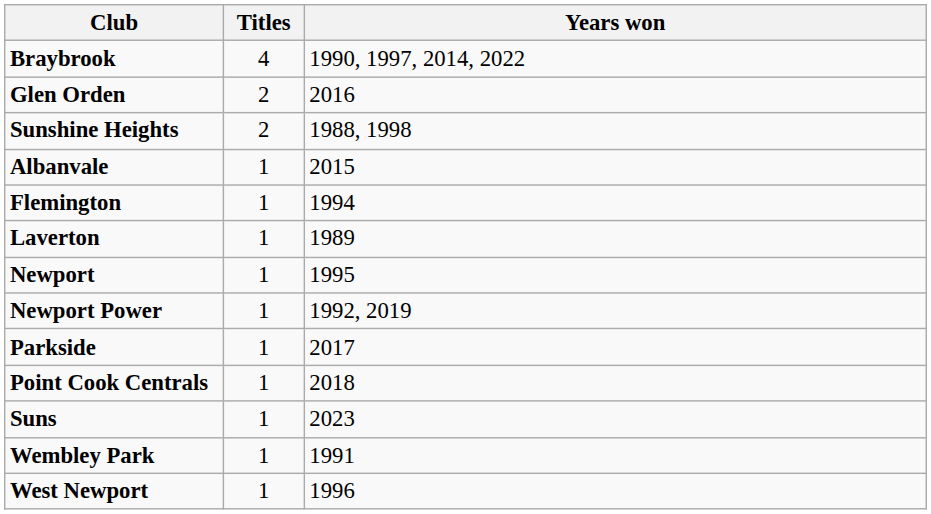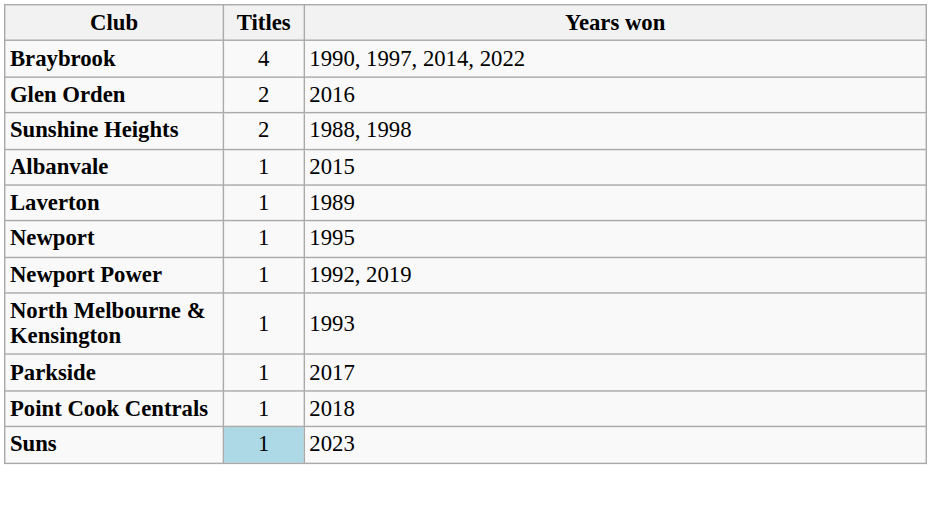- row: (65, 202)
+ row: (108, 323)
(264, 418) no background -> (264, 444) lightblue background
- row: (82, 454)
- row: (79, 490)
